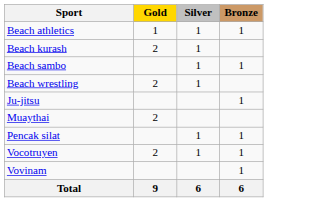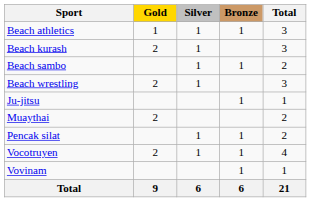+ column: (284, 13)
